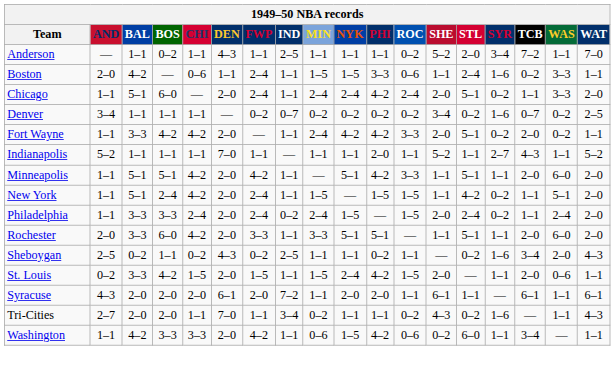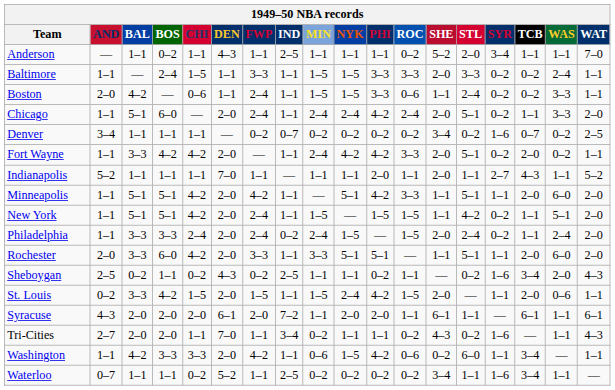(530, 54) 7–2 -> (530, 54) 1–1
+ row: (32, 74)
(500, 74) 1–6 -> (500, 94) 0–2
(441, 155) 5–2 -> (441, 175) 2–0
(168, 195) 2–4 -> (168, 215) 5–1
+ row: (29, 375)
